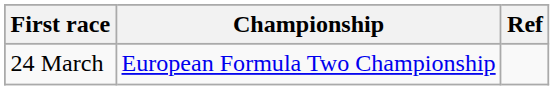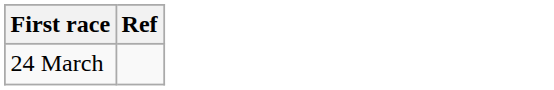- column: (309, 23)
